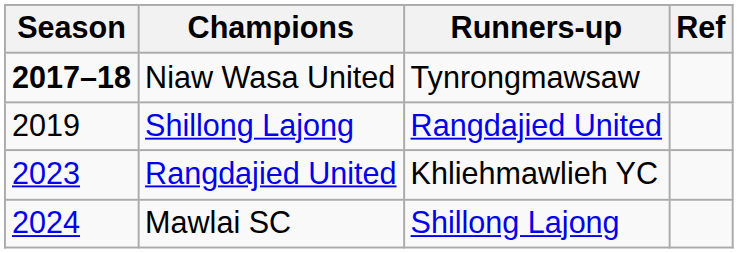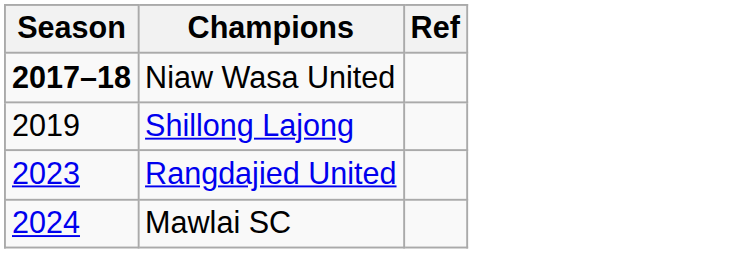- column: (536, 28)
